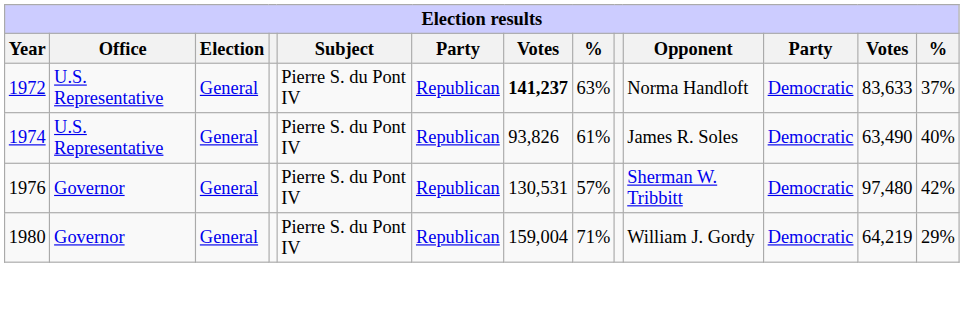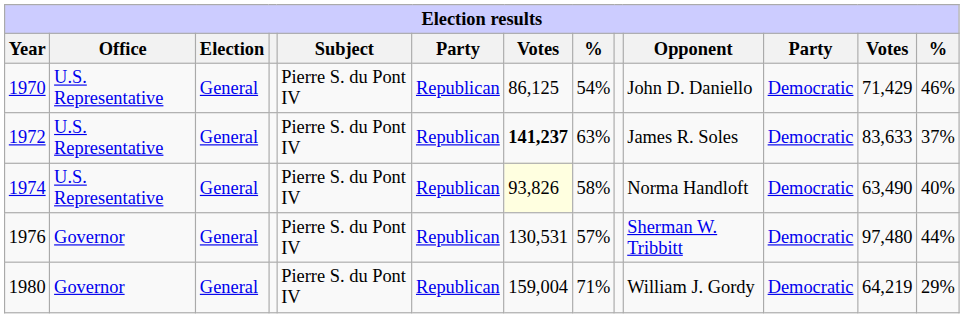+ row: (27, 87)
(688, 87) Norma Handloft -> (683, 137) James R. Soles
(534, 137) no background -> (534, 187) lightyellow background
(593, 137) 61% -> (593, 187) 58%
(683, 137) James R. Soles -> (688, 187) Norma Handloft
(938, 187) 42% -> (938, 237) 44%
